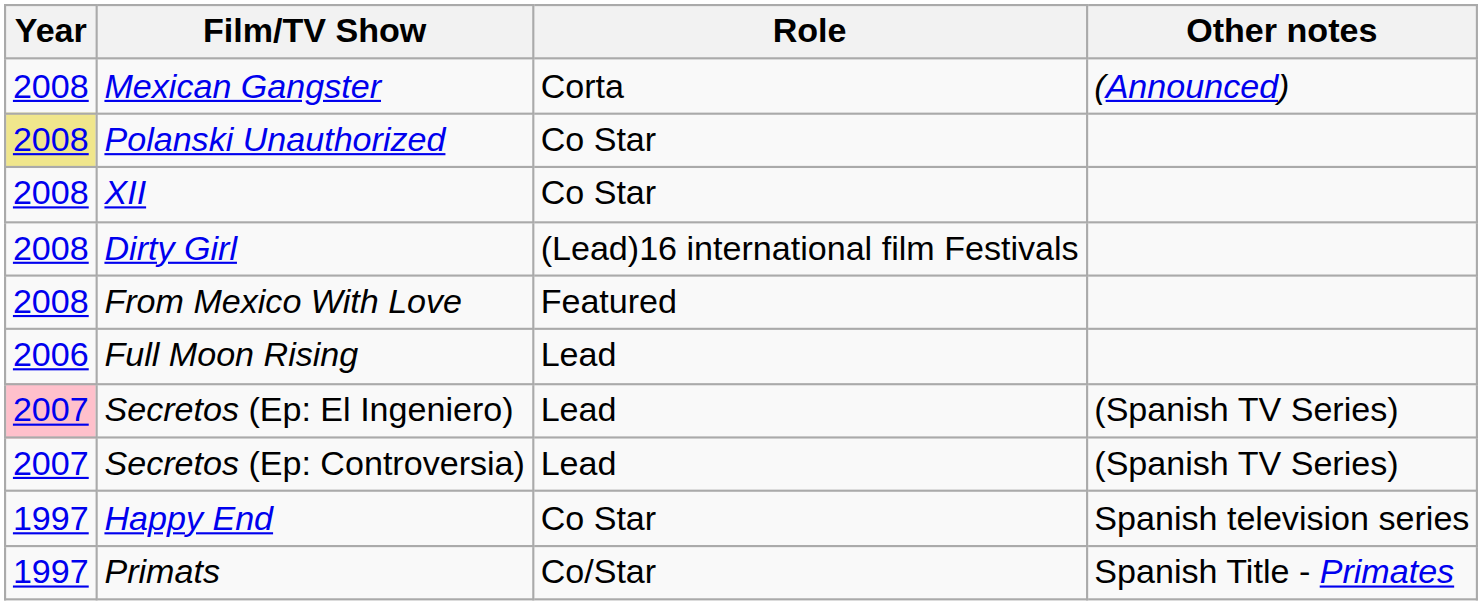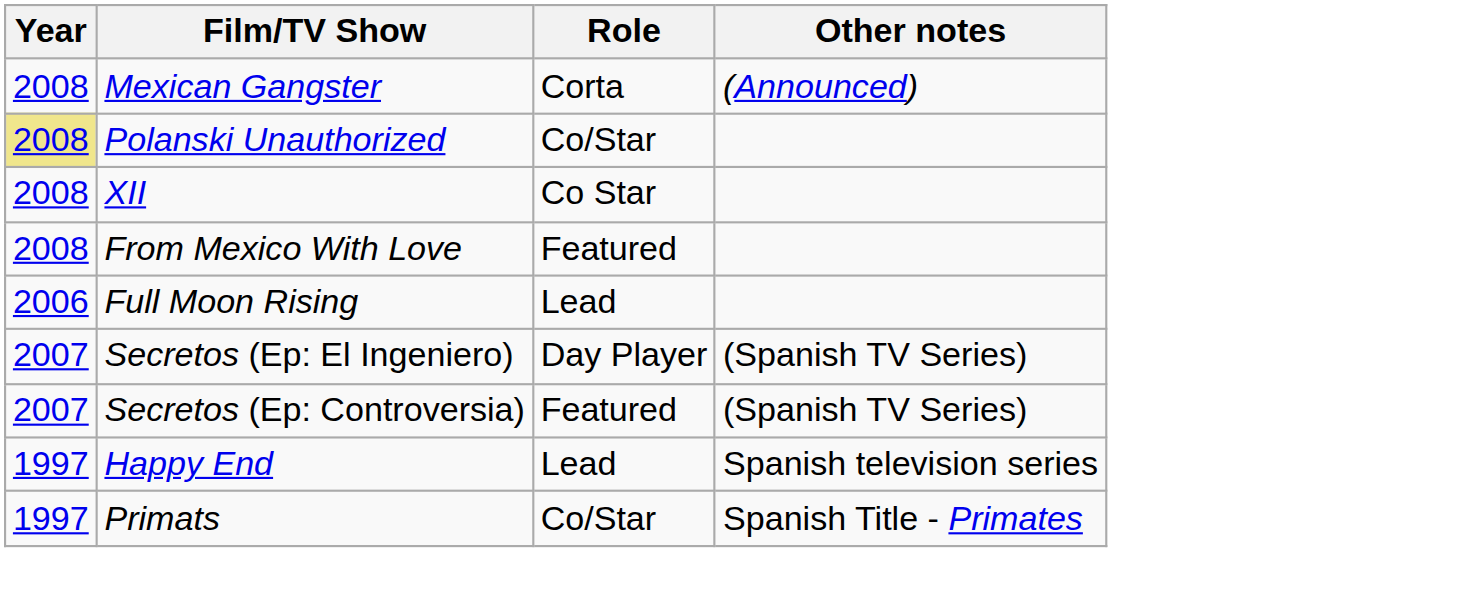(598, 139) Co Star -> (598, 139) Co/Star
- row: (171, 247)
(51, 409) pink background -> (51, 355) no background
(579, 409) Lead -> (624, 355) Day Player
(579, 463) Lead -> (609, 409) Featured
(598, 517) Co Star -> (579, 463) Lead
